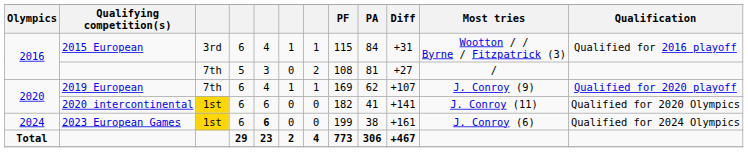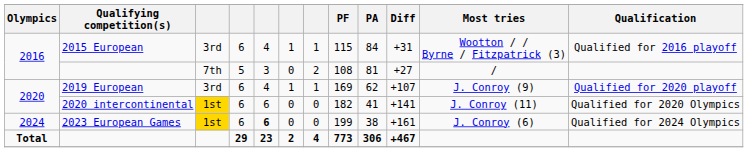(212, 88) 7th -> (212, 88) 3rd
